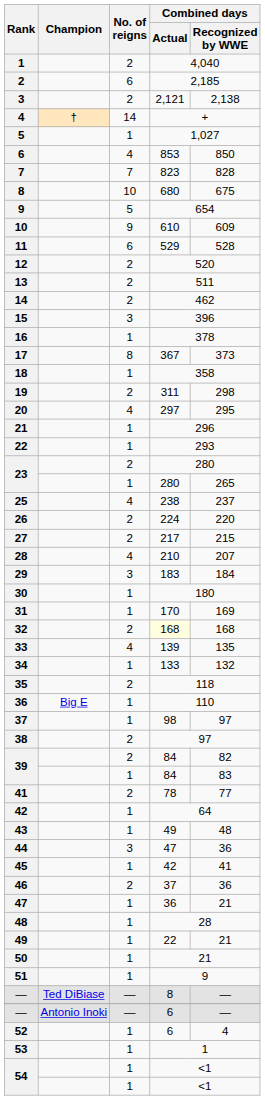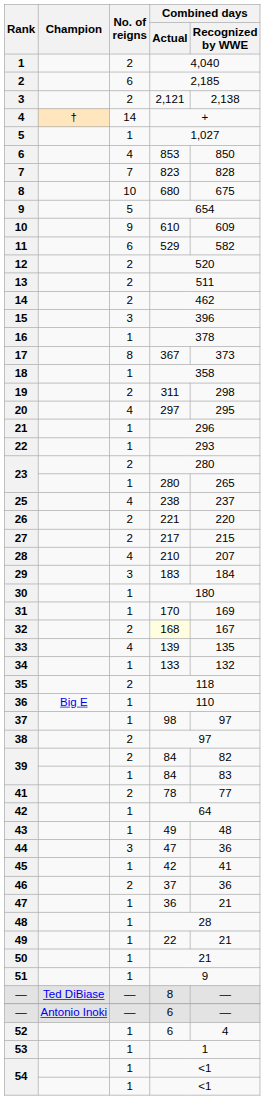(225, 245) 528 -> (225, 245) 582
(170, 519) 224 -> (170, 519) 221
(225, 629) 168 -> (225, 629) 167
